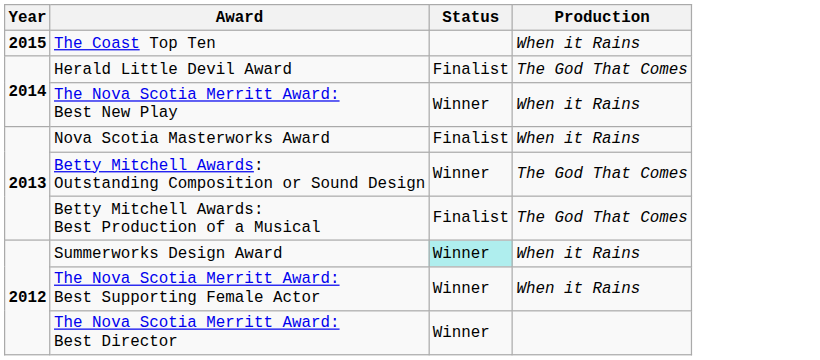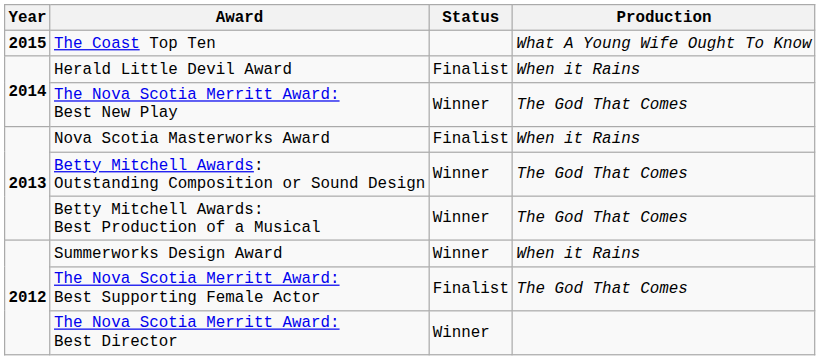(578, 43) When it Rains -> (664, 43) What A Young Wife Ought To Know
(602, 69) The God That Comes -> (578, 69) When it Rains
(578, 104) When it Rains -> (602, 104) The God That Comes
(471, 218) Finalist -> (461, 218) Winner
(461, 253) paleturquoise background -> (461, 253) no background
(461, 288) Winner -> (471, 288) Finalist
(578, 288) When it Rains -> (602, 288) The God That Comes
